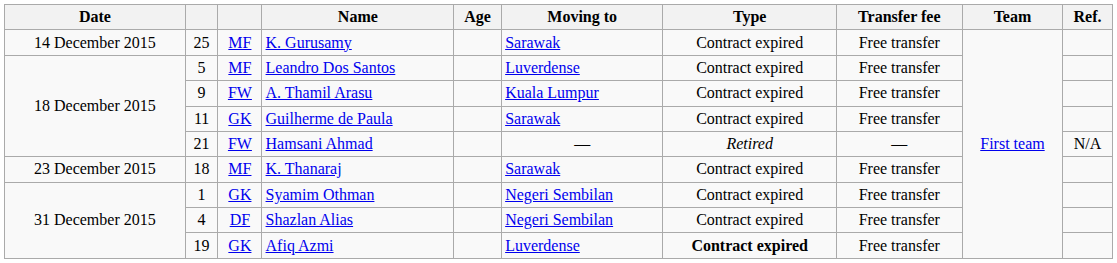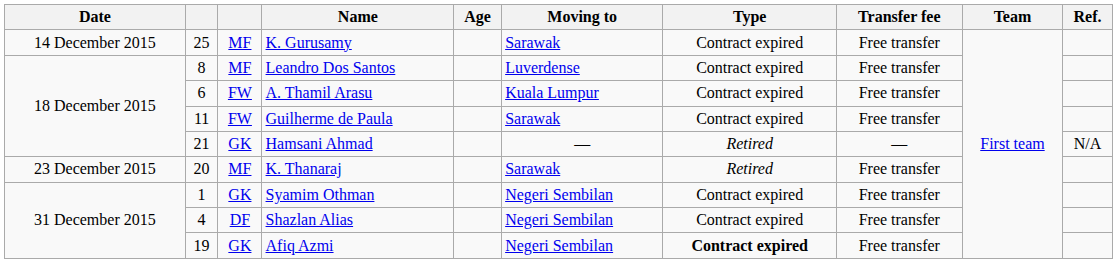(202, 67) 5 -> (202, 67) 8
(202, 93) 9 -> (202, 93) 6
(240, 118) GK -> (240, 118) FW
(240, 144) FW -> (240, 144) GK
(202, 169) 18 -> (202, 169) 20
(750, 169) Contract expired -> (750, 169) Retired
(542, 245) Luverdense -> (559, 245) Negeri Sembilan
